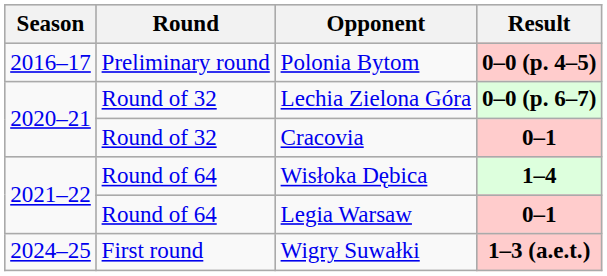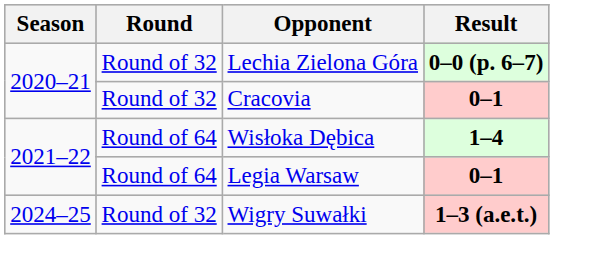- row: (350, 61)
(152, 251) First round -> (159, 213) Round of 32
